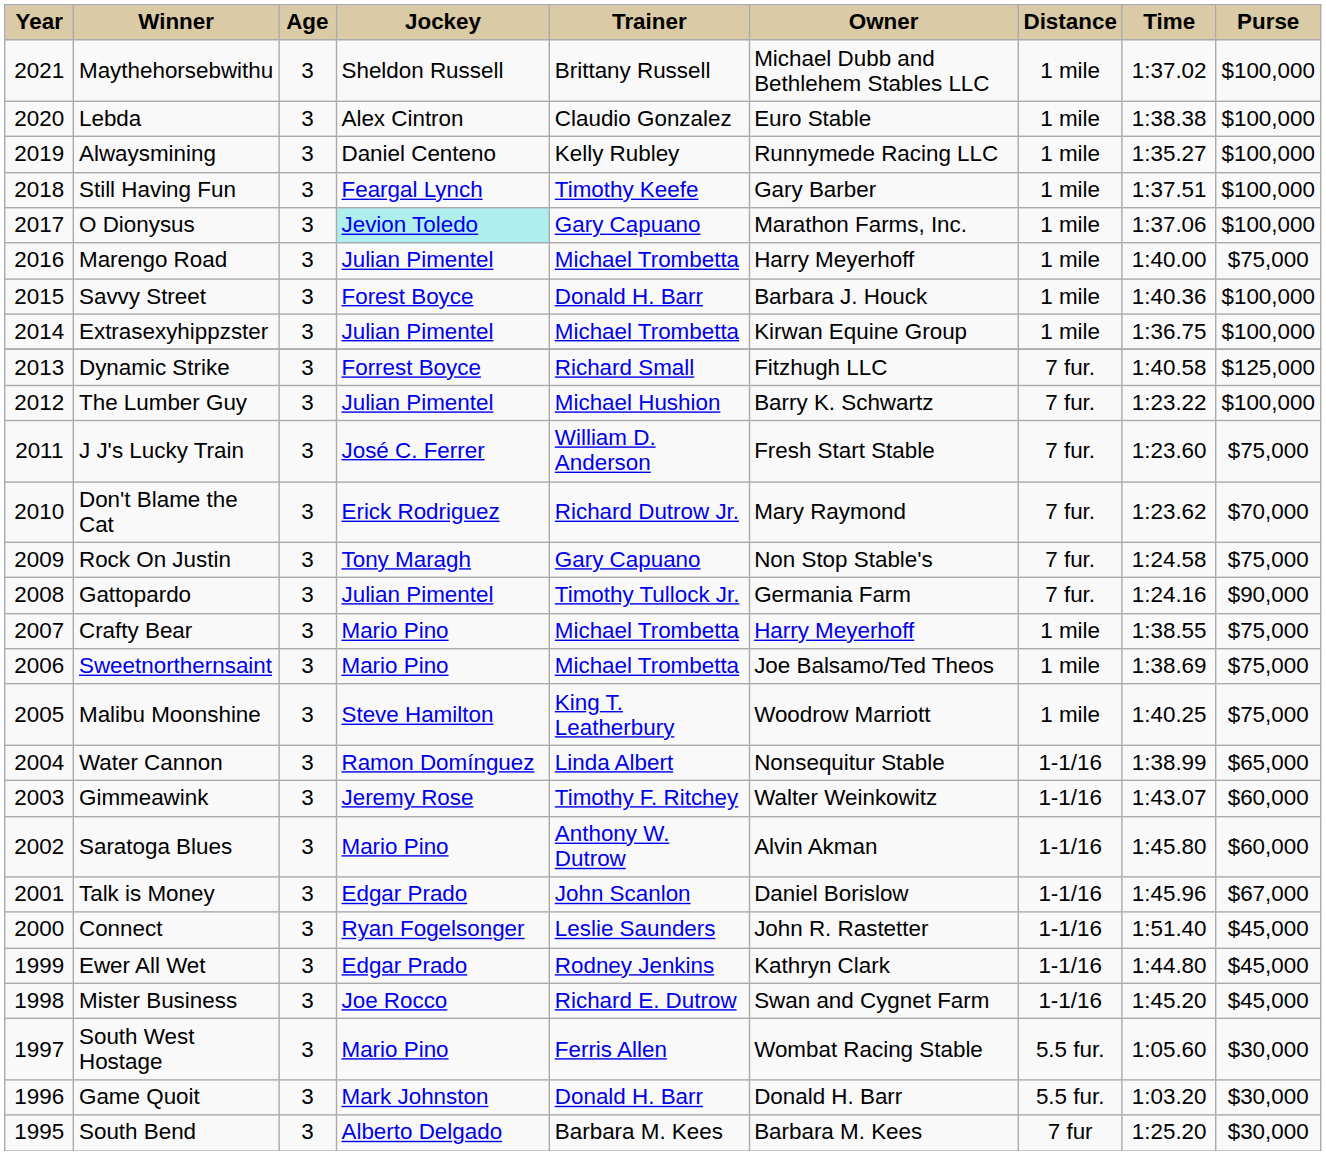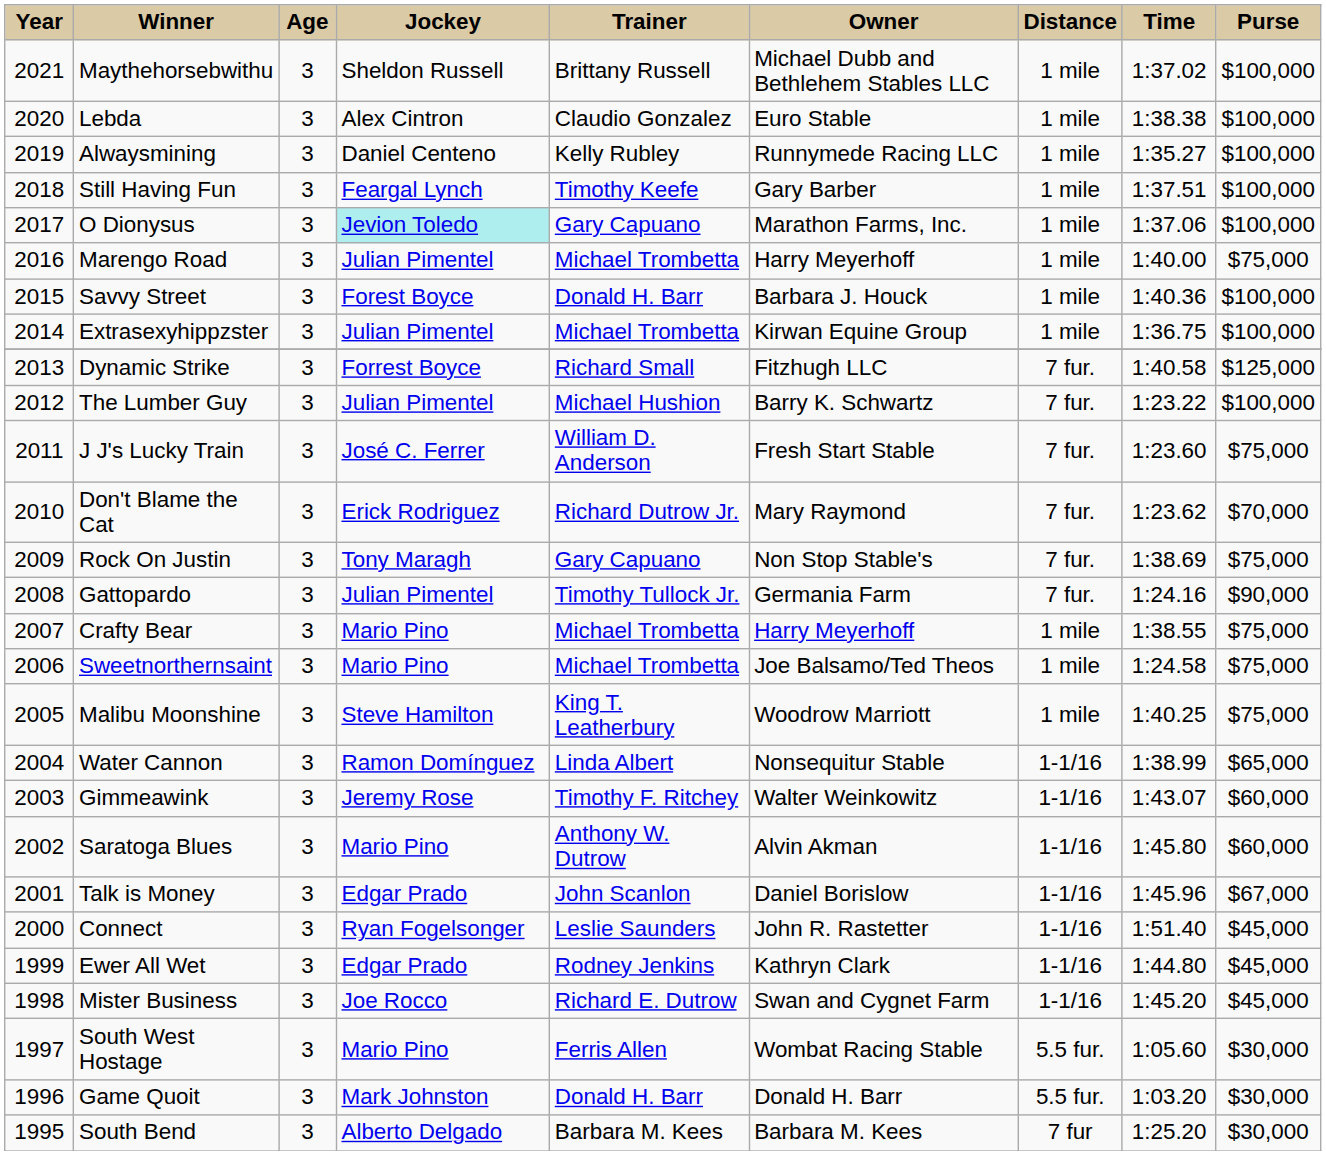(1169, 559) 1:24.58 -> (1169, 559) 1:38.69
(1169, 666) 1:38.69 -> (1169, 666) 1:24.58
